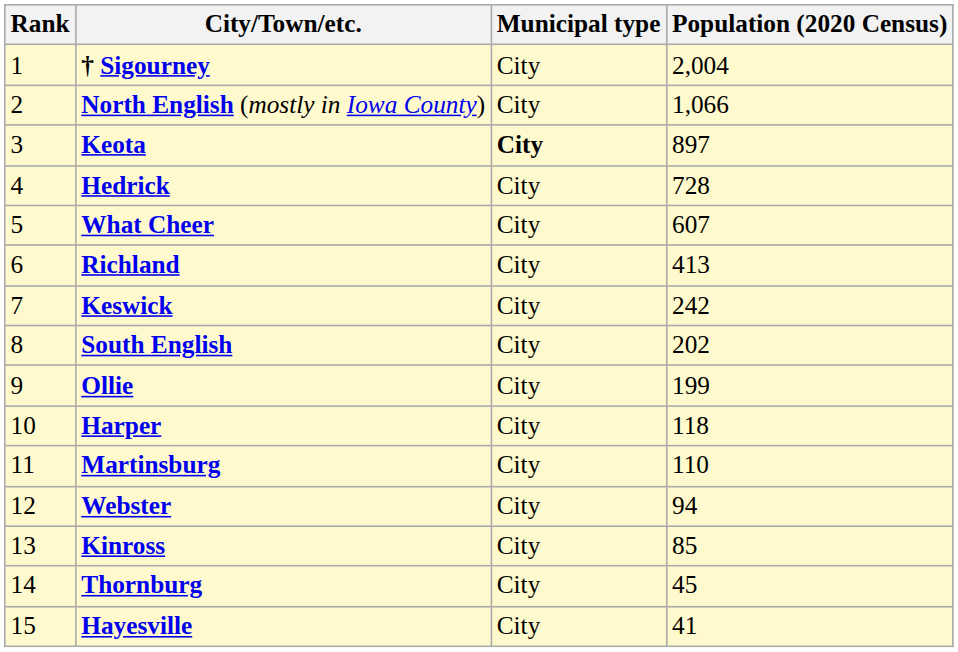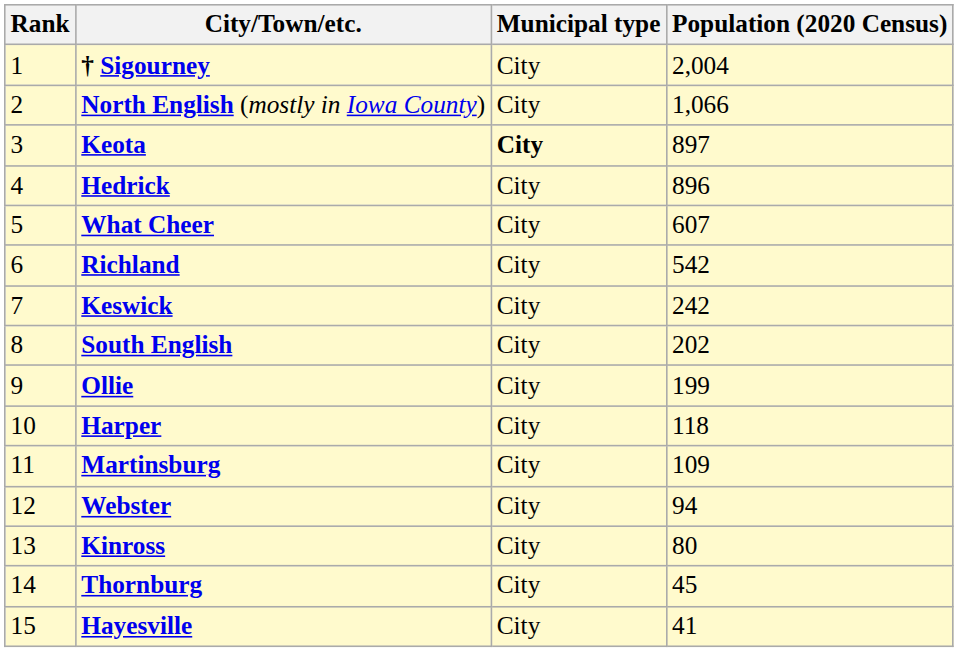(691, 184) 728 -> (691, 184) 896
(691, 265) 413 -> (691, 265) 542
(691, 465) 110 -> (691, 465) 109
(685, 545) 85 -> (685, 545) 80
